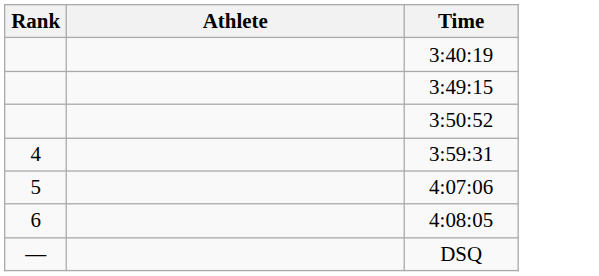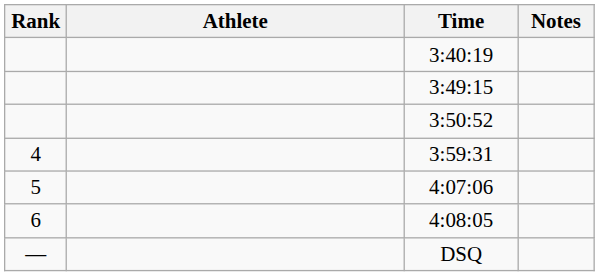+ column: (556, 21)
